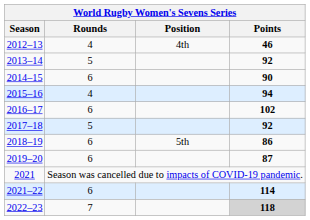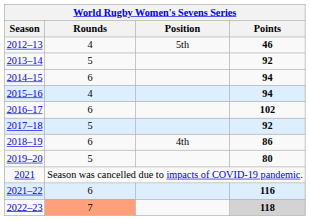(182, 45) 4th -> (182, 45) 5th
(267, 77) 90 -> (267, 77) 94
(182, 142) 5th -> (182, 142) 4th
(90, 158) 6 -> (90, 158) 5
(267, 158) 87 -> (267, 158) 80
(267, 191) 114 -> (267, 191) 116
(90, 207) no background -> (90, 207) lightsalmon background
